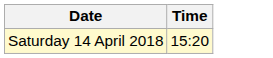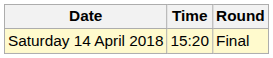+ column: (240, 16)
